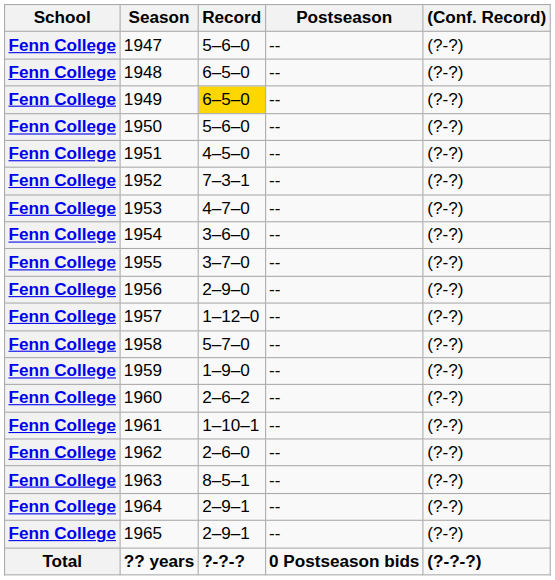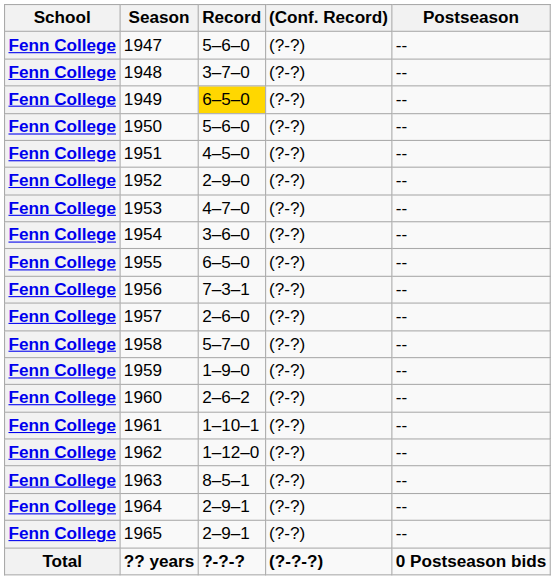columns swapped: (487, 18) <-> (344, 18)
(226, 72) 6–5–0 -> (226, 72) 3–7–0
(226, 180) 7–3–1 -> (226, 180) 2–9–0
(226, 262) 3–7–0 -> (226, 262) 6–5–0
(226, 289) 2–9–0 -> (226, 289) 7–3–1
(231, 316) 1–12–0 -> (226, 316) 2–6–0
(226, 452) 2–6–0 -> (231, 452) 1–12–0
